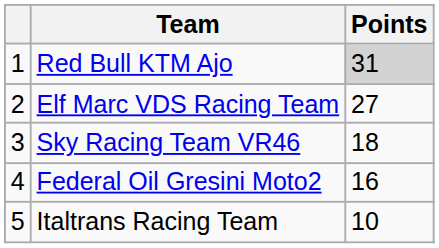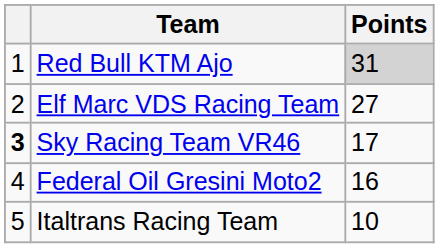(18, 143) normal -> (18, 143) bold
(365, 143) 18 -> (365, 143) 17
